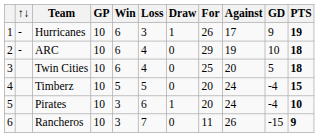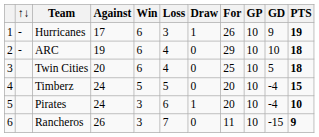columns swapped: (102, 13) <-> (244, 13)
